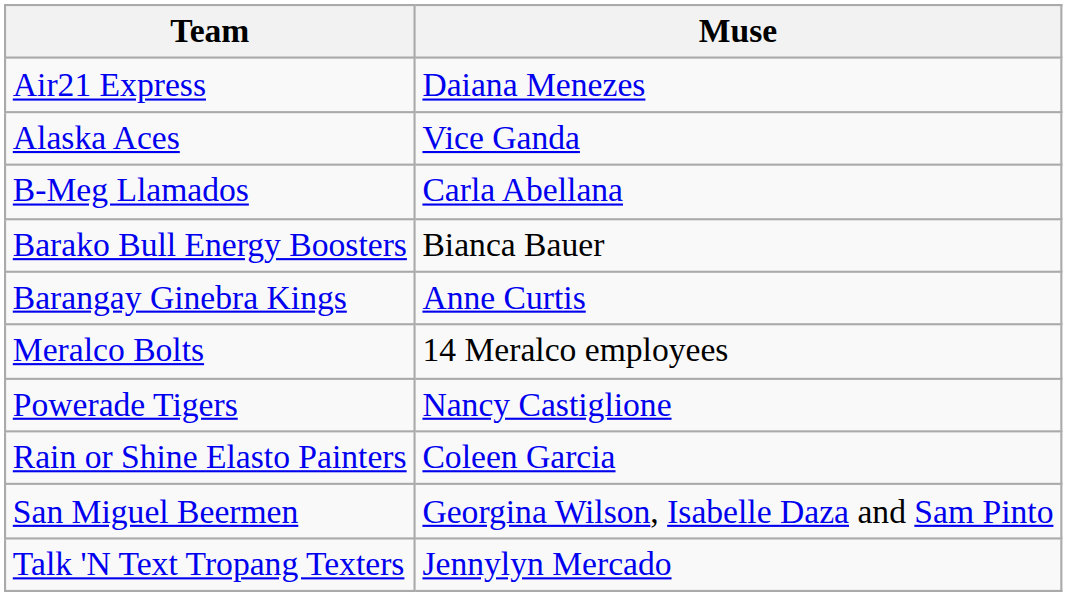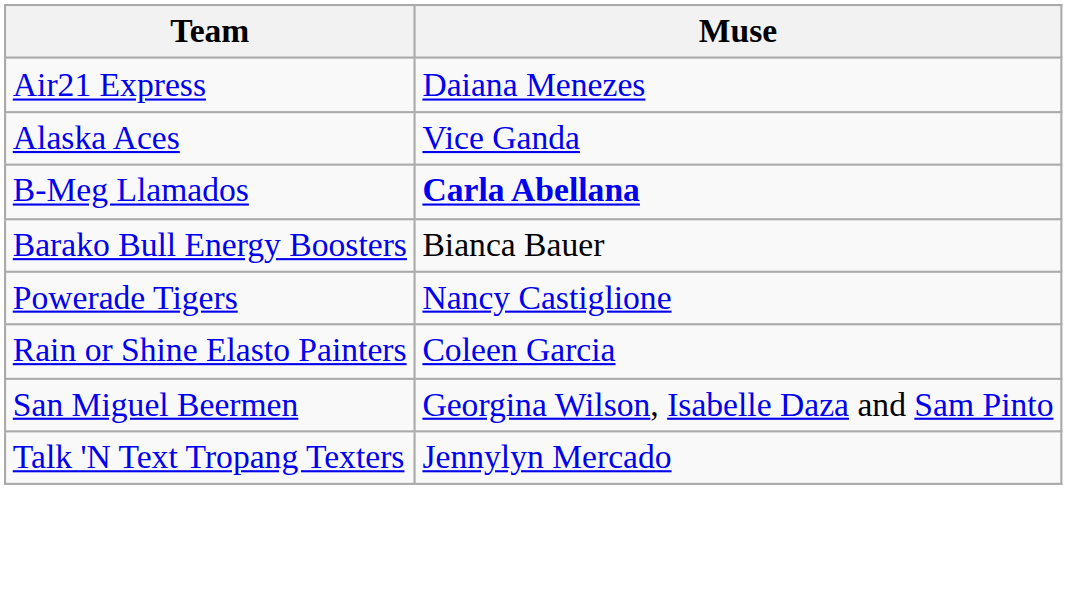(523, 191) normal -> (531, 191) bold
- row: (180, 297)
- row: (108, 350)
